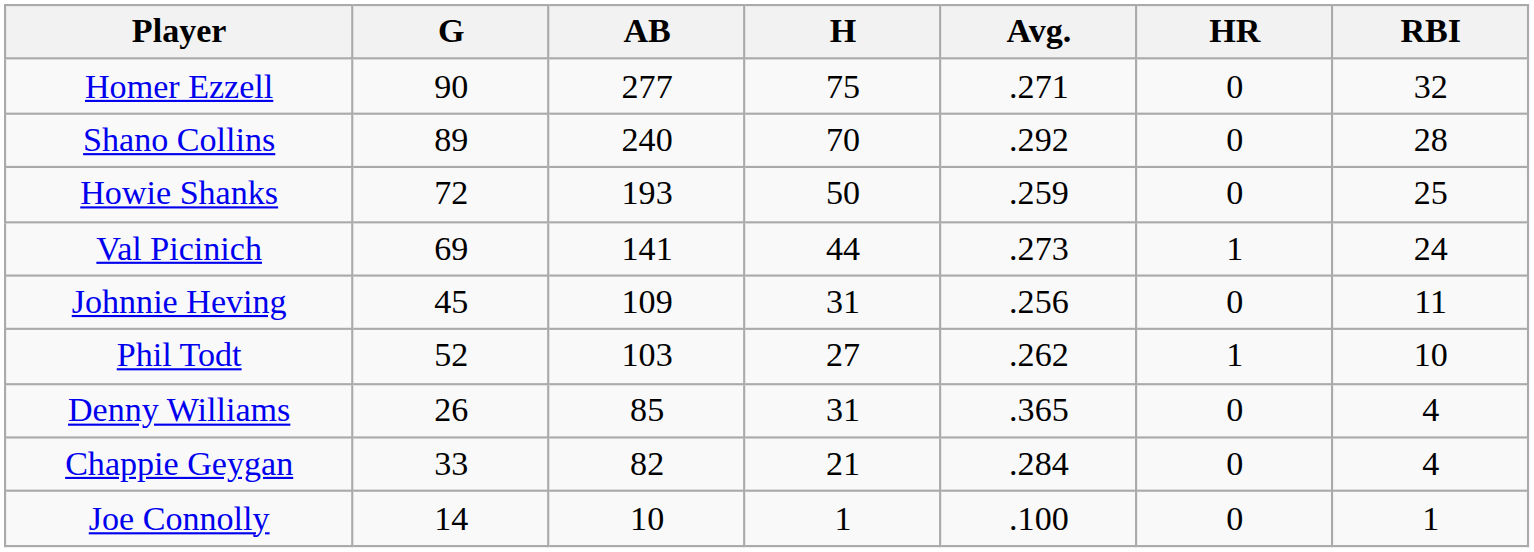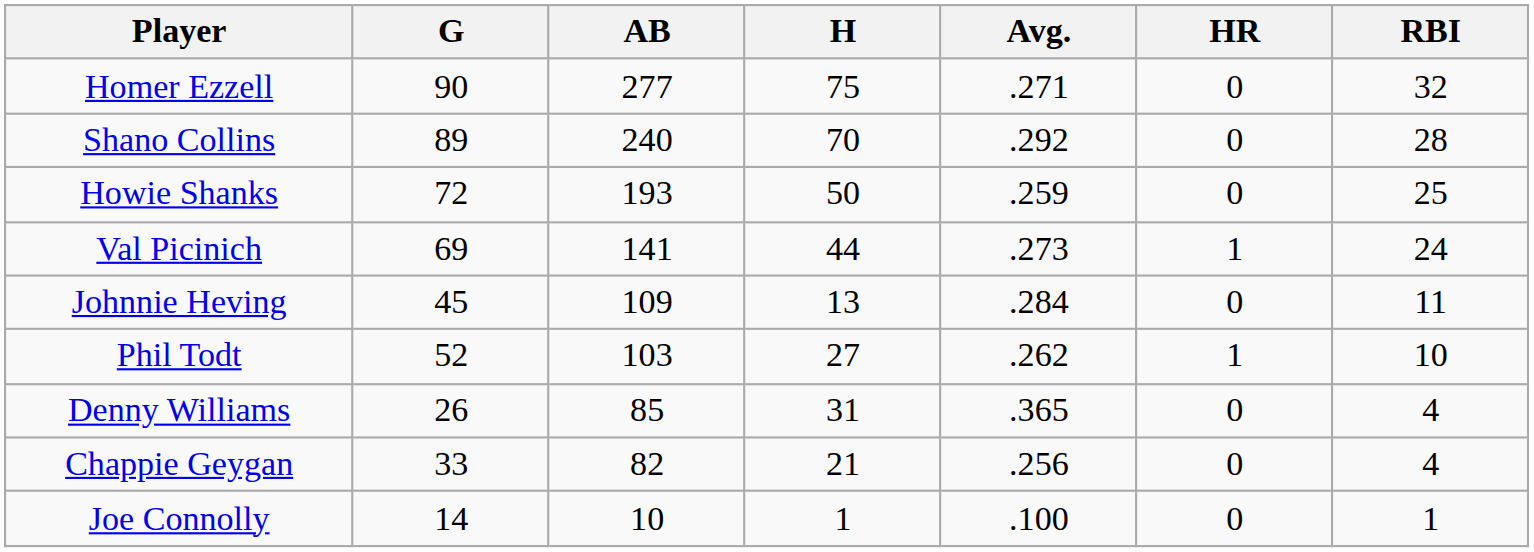(843, 301) 31 -> (843, 301) 13
(1039, 301) .256 -> (1039, 301) .284
(1039, 463) .284 -> (1039, 463) .256
